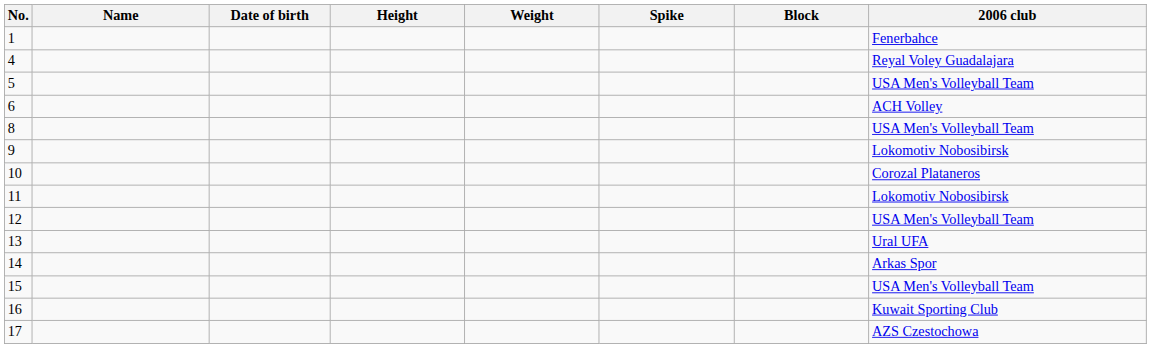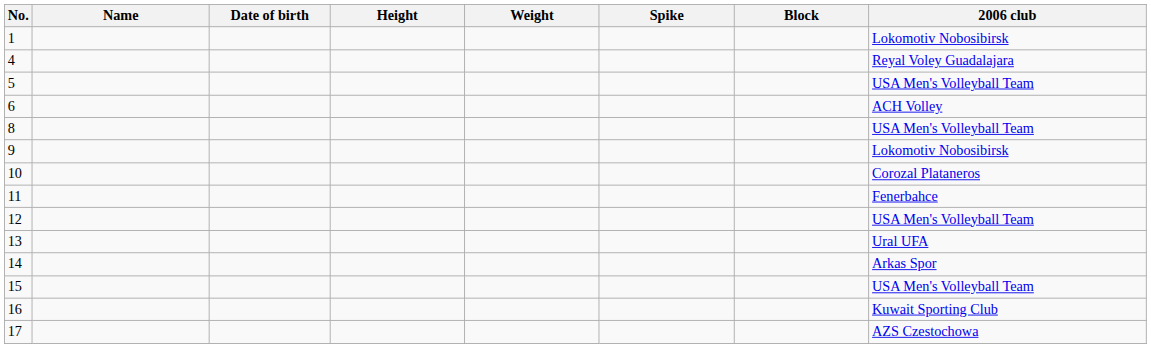(905, 38) Fenerbahce -> (940, 38) Lokomotiv Nobosibirsk
(940, 196) Lokomotiv Nobosibirsk -> (905, 196) Fenerbahce
